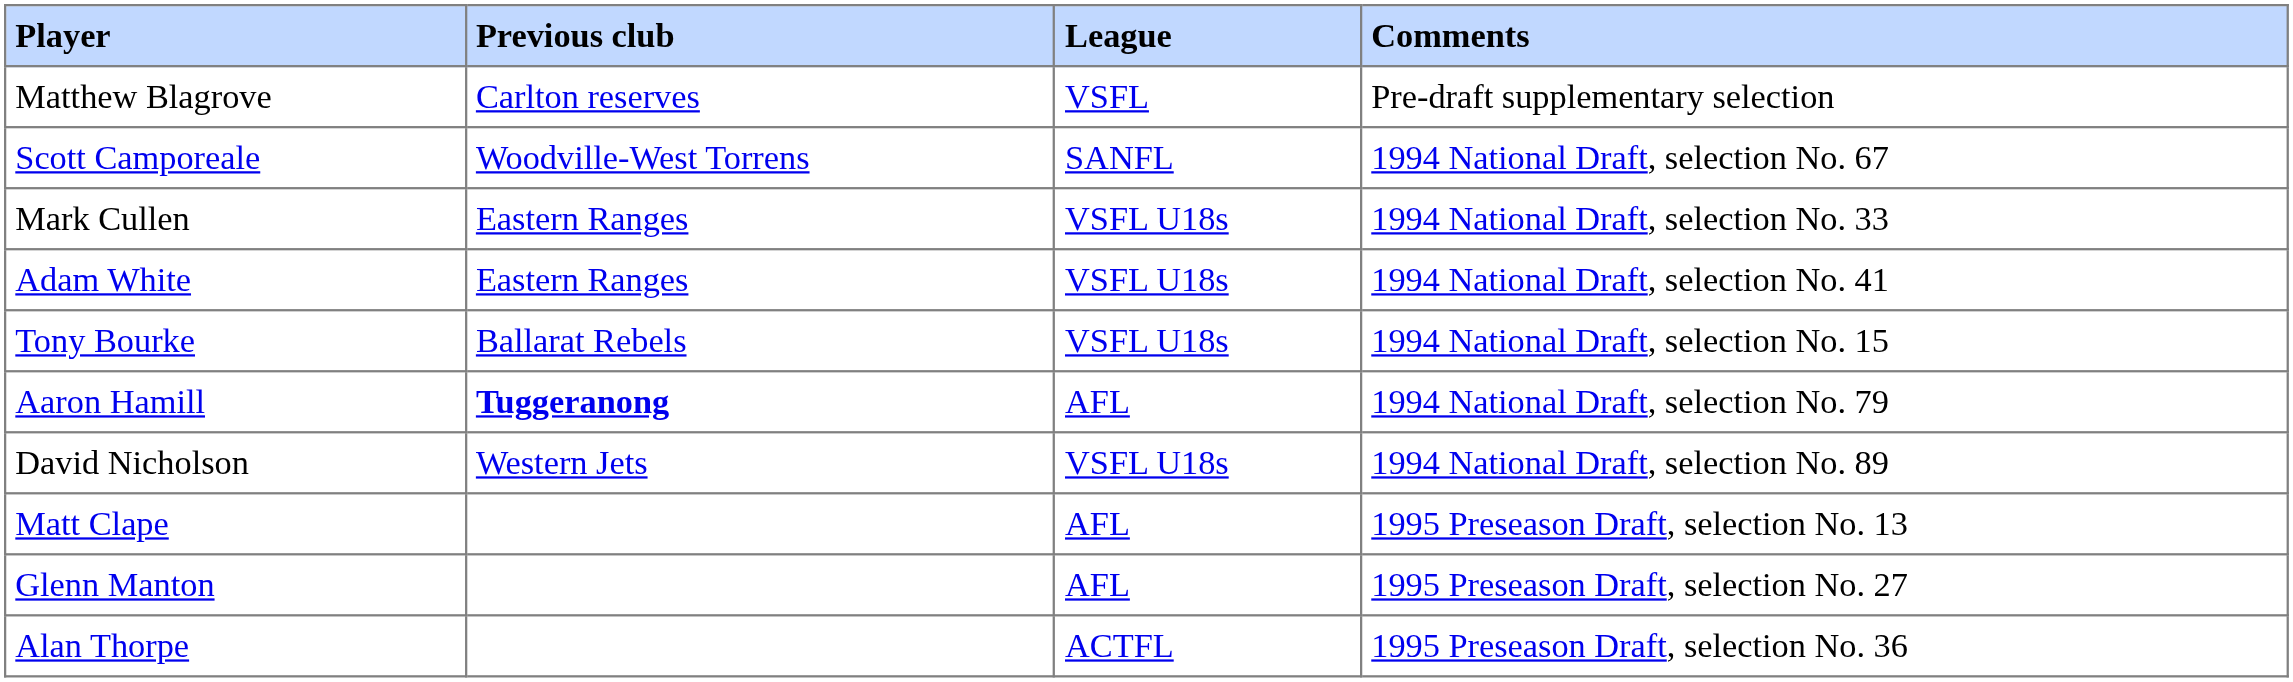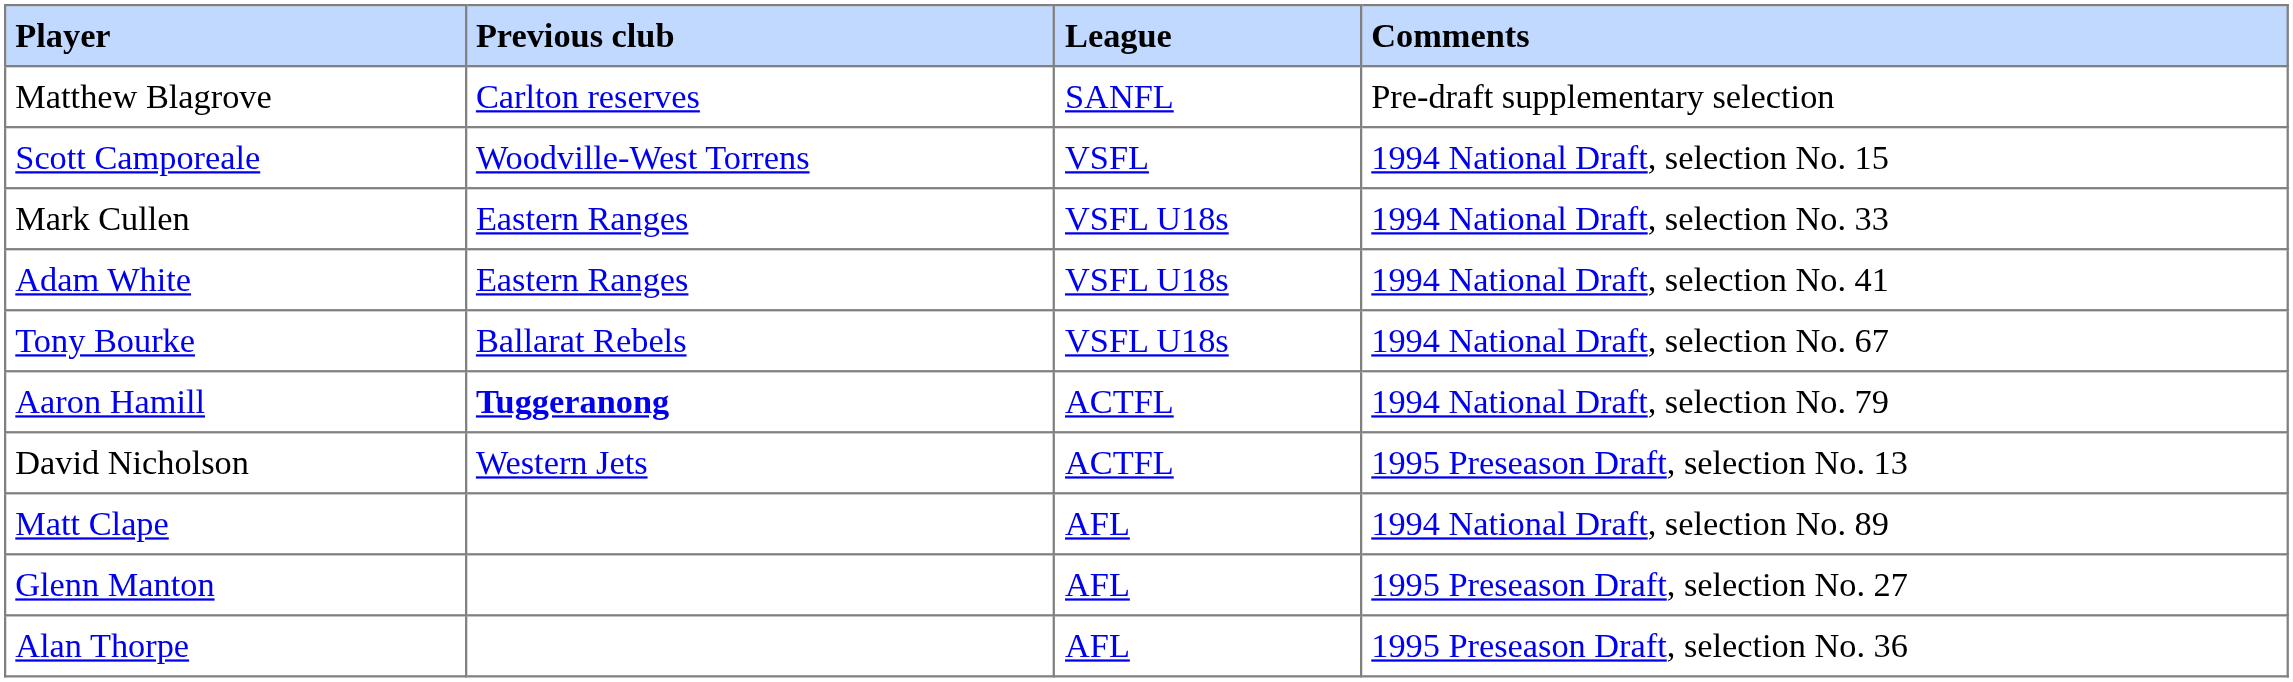(1107, 96) VSFL -> (1119, 96) SANFL
(1119, 157) SANFL -> (1107, 157) VSFL
(1630, 157) 1994 National Draft, selection No. 67 -> (1630, 157) 1994 National Draft, selection No. 15
(1630, 340) 1994 National Draft, selection No. 15 -> (1630, 340) 1994 National Draft, selection No. 67
(1097, 401) AFL -> (1119, 401) ACTFL
(1147, 462) VSFL U18s -> (1119, 462) ACTFL
(1630, 462) 1994 National Draft, selection No. 89 -> (1640, 462) 1995 Preseason Draft, selection No. 13
(1640, 523) 1995 Preseason Draft, selection No. 13 -> (1630, 523) 1994 National Draft, selection No. 89
(1119, 645) ACTFL -> (1097, 645) AFL
